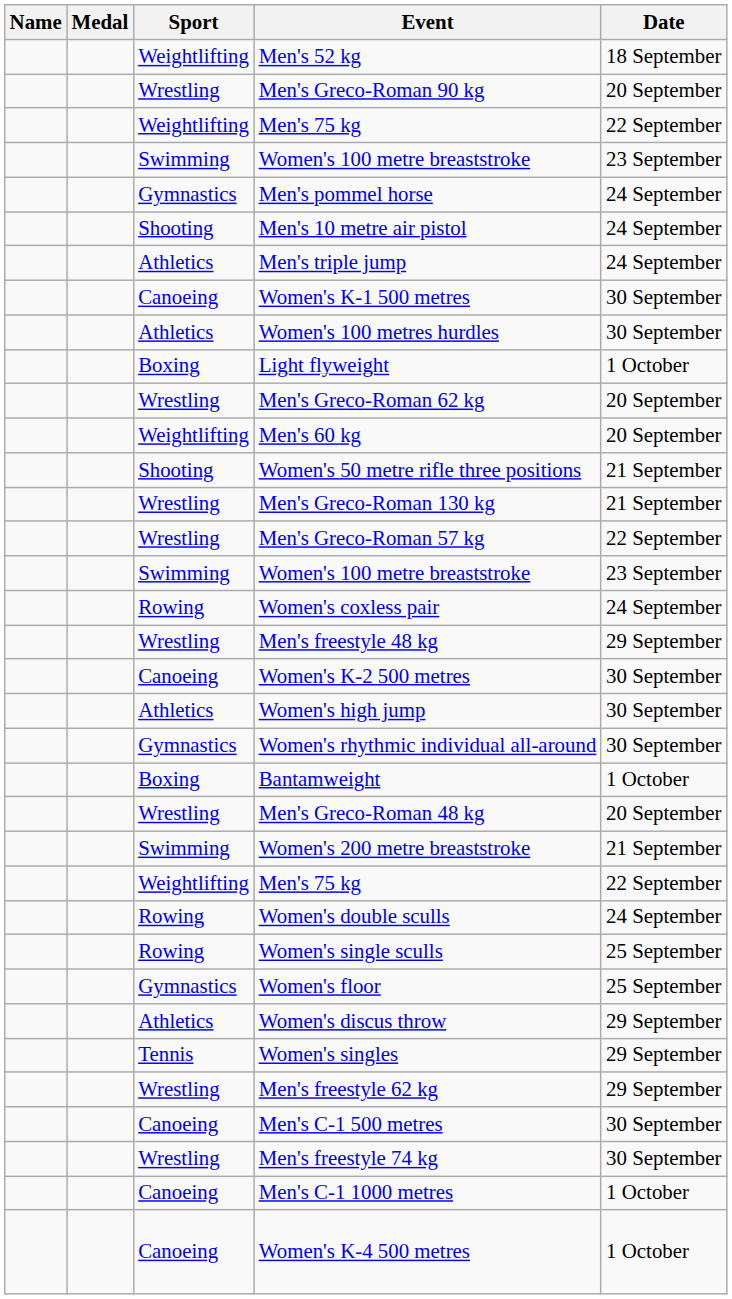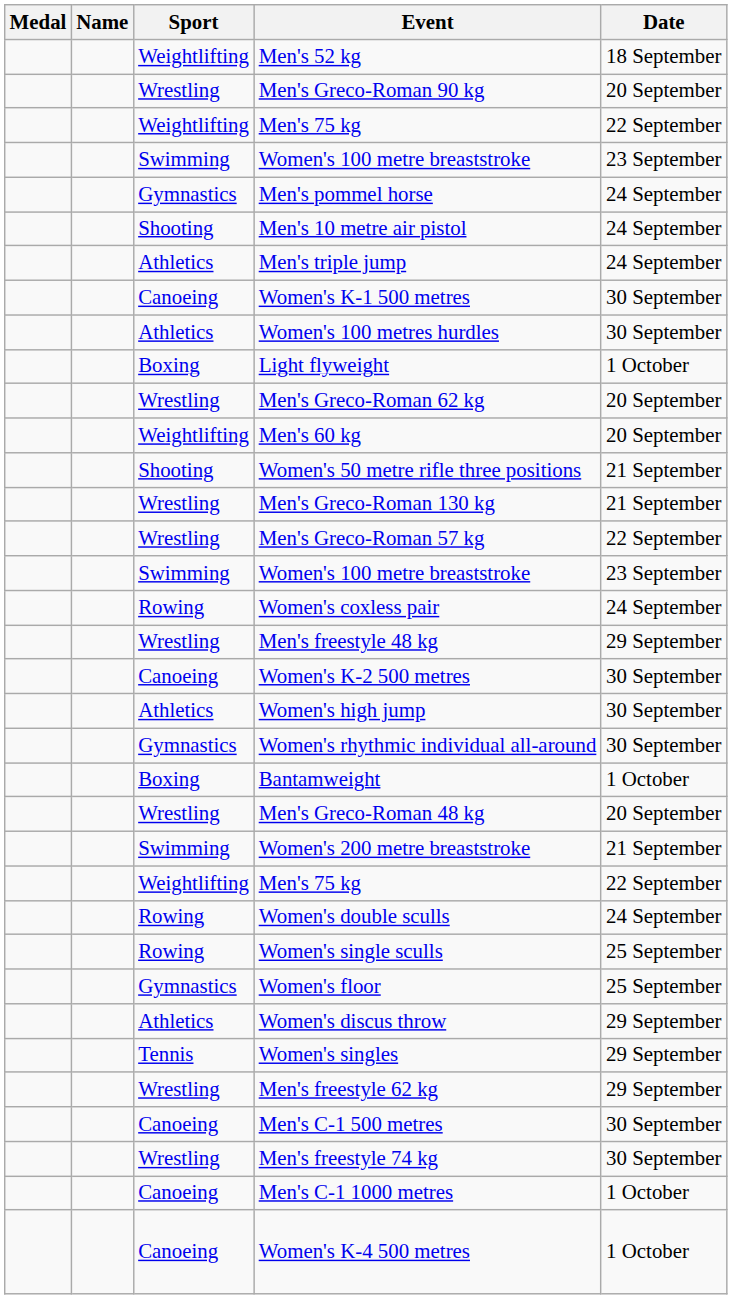columns swapped: (100, 22) <-> (36, 22)
